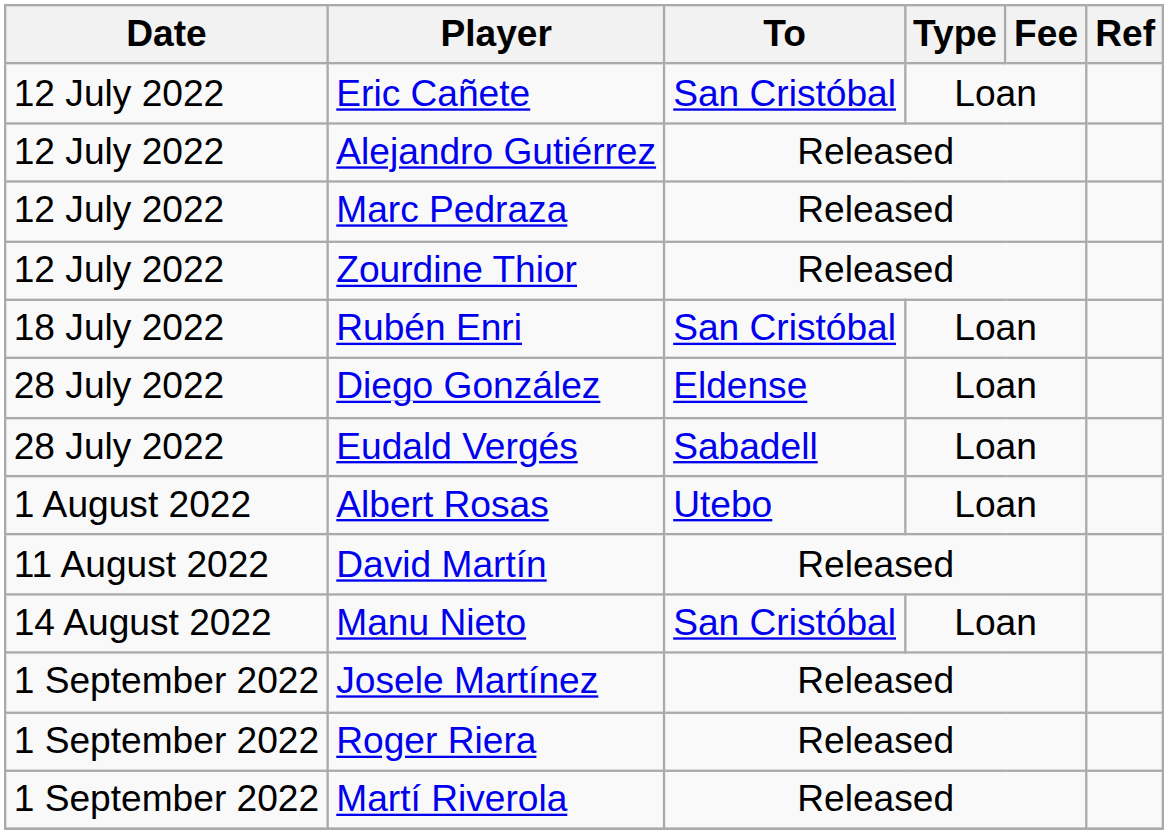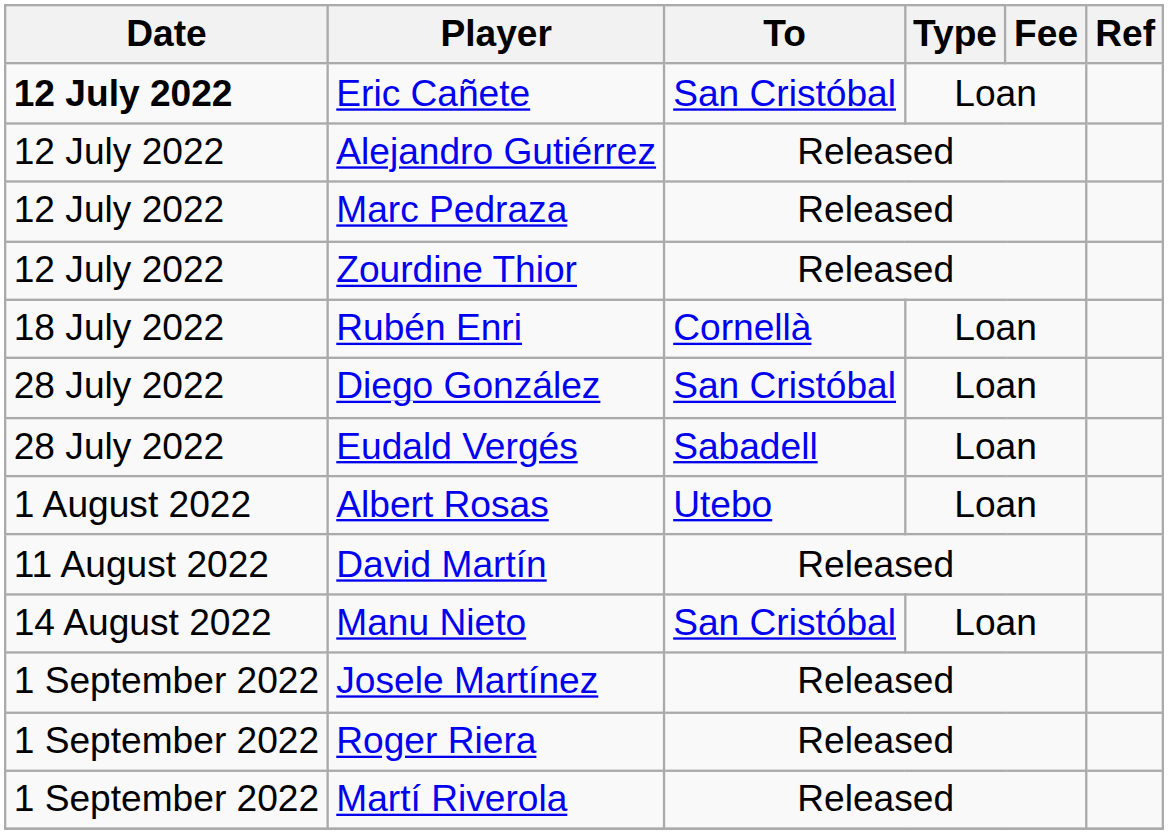(119, 92) normal -> (123, 92) bold
(785, 328) San Cristóbal -> (742, 328) Cornellà
(740, 387) Eldense -> (785, 387) San Cristóbal
